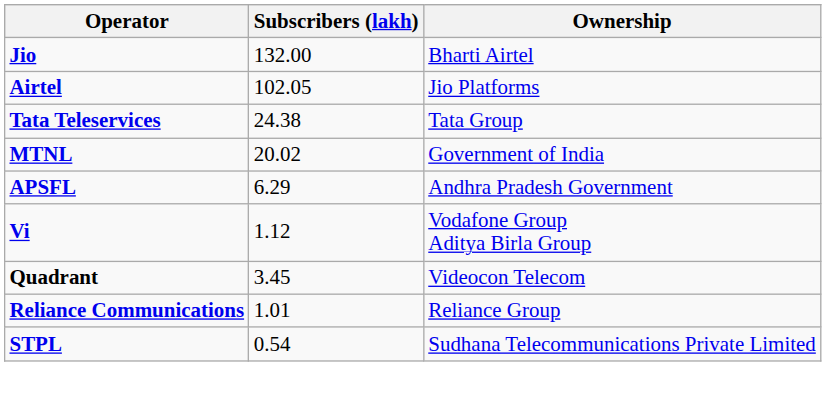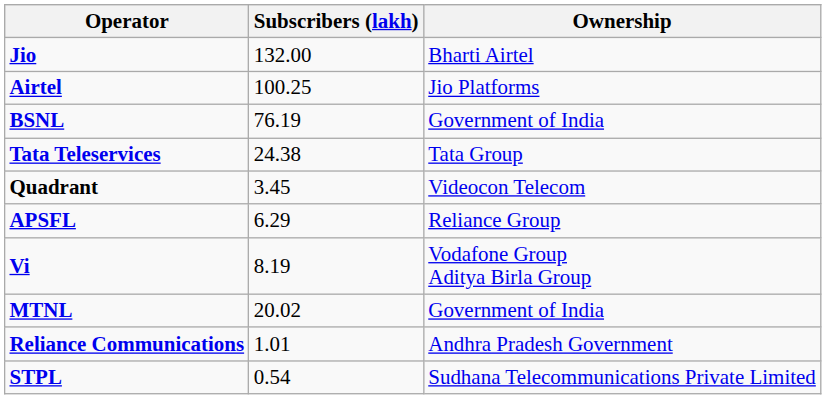(283, 87) 102.05 -> (283, 87) 100.25
+ row: (37, 120)
rows swapped: (41, 154) <-> (54, 277)
(550, 187) Andhra Pradesh Government -> (494, 220) Reliance Group
(272, 232) 1.12 -> (272, 265) 8.19
(494, 310) Reliance Group -> (550, 343) Andhra Pradesh Government
